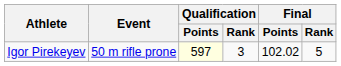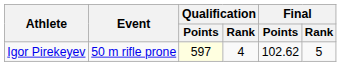(241, 52) 3 -> (241, 52) 4
(280, 52) 102.02 -> (280, 52) 102.62
